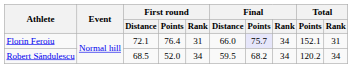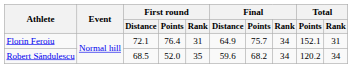(228, 41) 66.0 -> (228, 41) 64.9
(259, 41) lavender background -> (259, 41) no background
(198, 56) 34 -> (198, 56) 35
(228, 56) 59.5 -> (228, 56) 59.6
